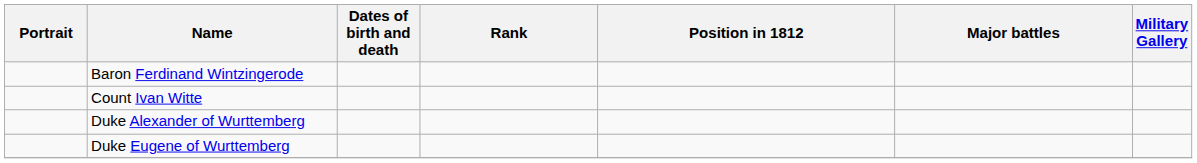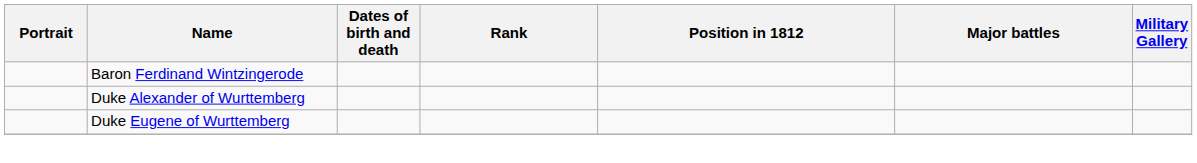- row: (147, 97)
